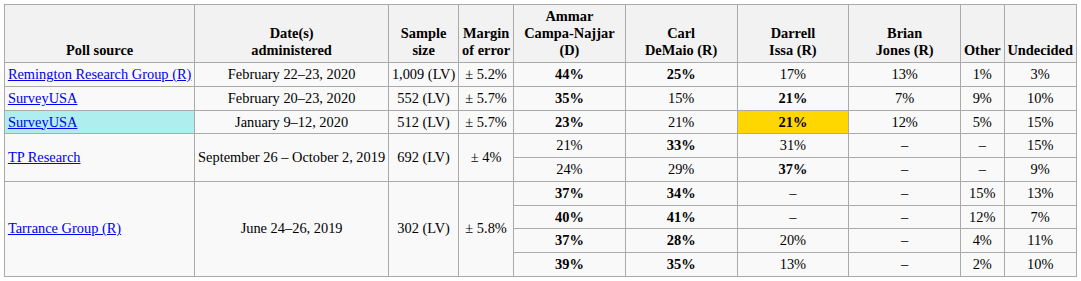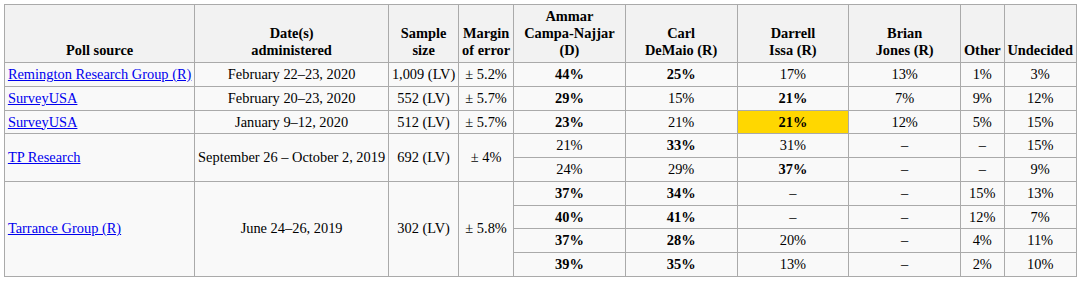(569, 98) 35% -> (569, 98) 29%
(1040, 98) 10% -> (1040, 98) 12%
(43, 122) paleturquoise background -> (43, 122) no background
